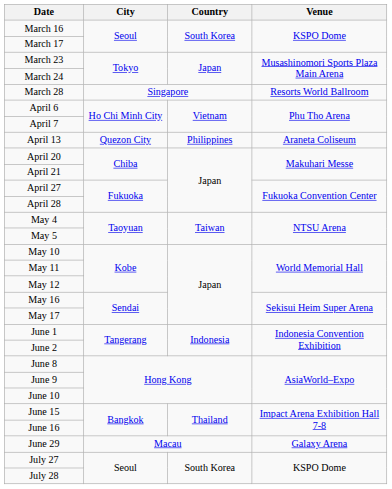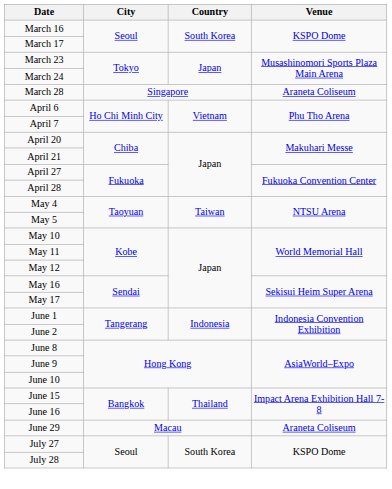(319, 92) Resorts World Ballroom -> (319, 92) Araneta Coliseum
- row: (44, 140)
(319, 444) Galaxy Arena -> (319, 428) Araneta Coliseum
